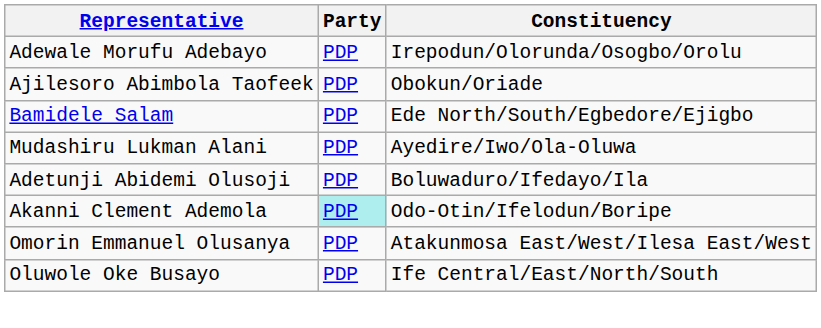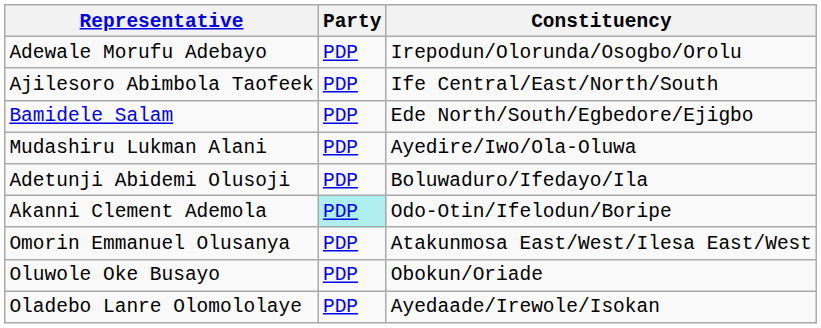(467, 84) Obokun/Oriade -> (555, 84) Ife Central/East/North/South
(555, 275) Ife Central/East/North/South -> (467, 275) Obokun/Oriade
+ row: (156, 307)
